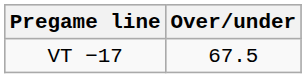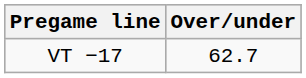(233, 56) 67.5 -> (233, 56) 62.7
